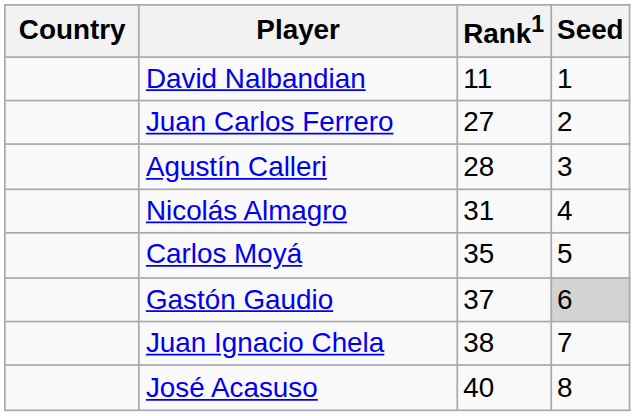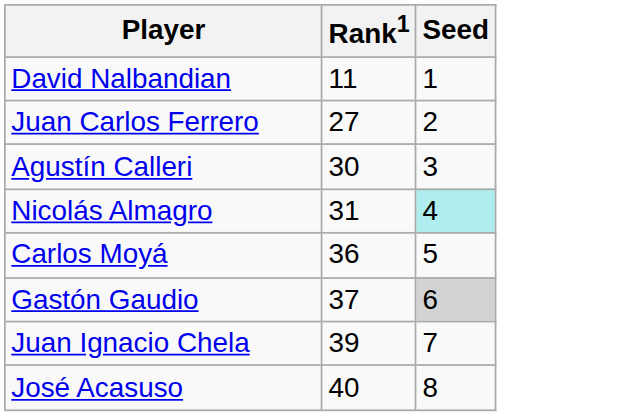- column: (72, 30)
(479, 166) 28 -> (344, 166) 30
(565, 210) no background -> (430, 210) paleturquoise background
(479, 254) 35 -> (344, 254) 36
(479, 343) 38 -> (344, 343) 39
